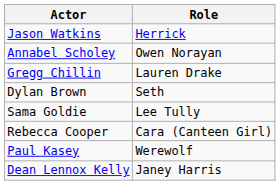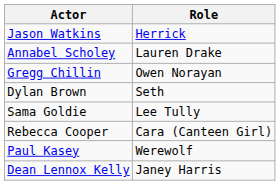(179, 53) Owen Norayan -> (179, 53) Lauren Drake
(179, 73) Lauren Drake -> (179, 73) Owen Norayan
